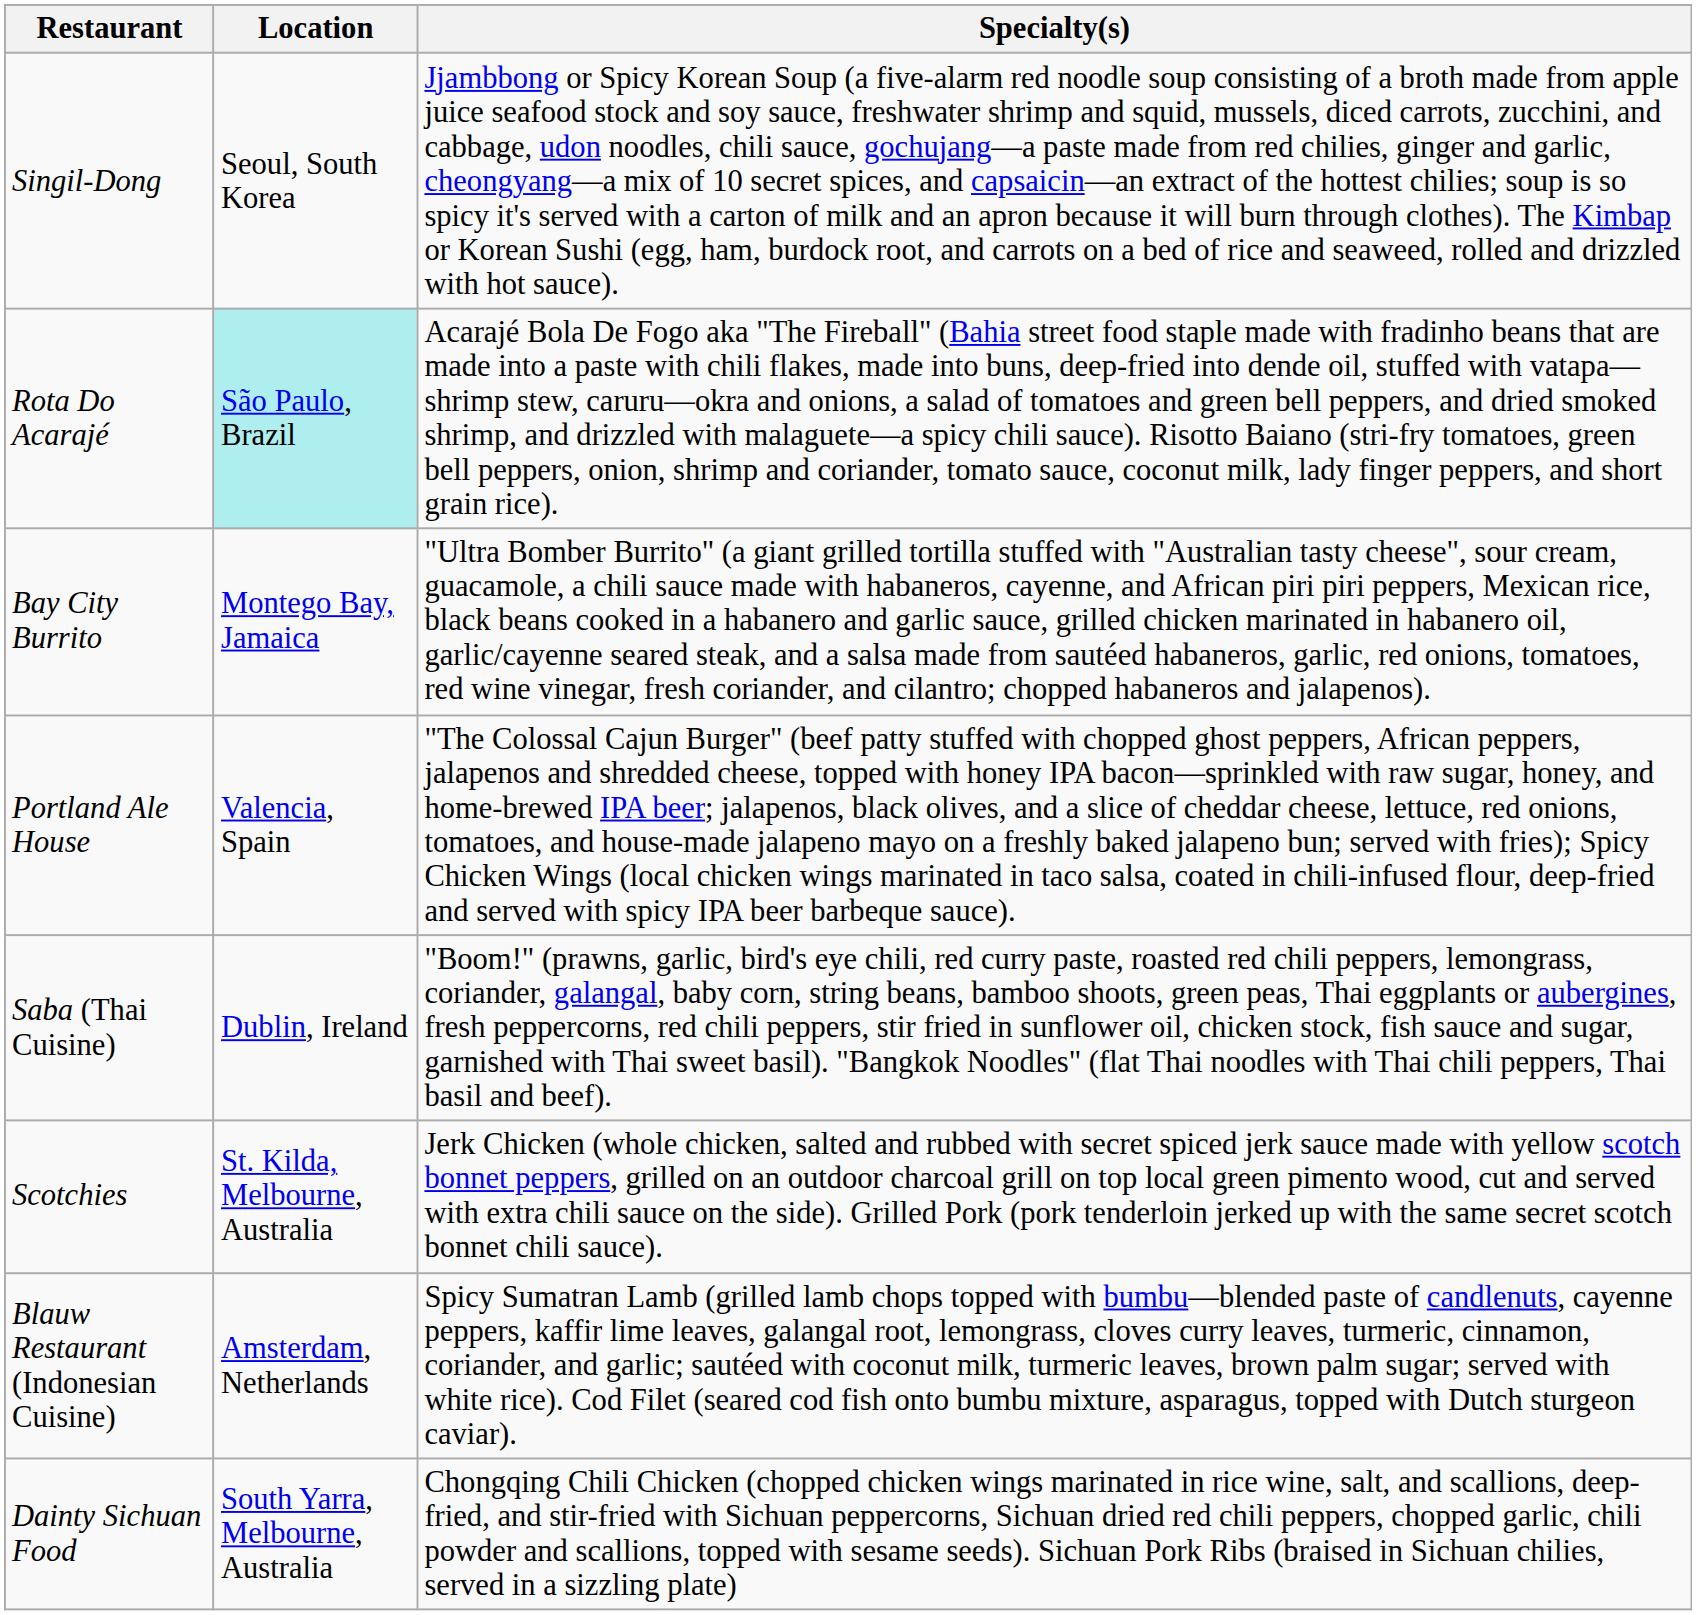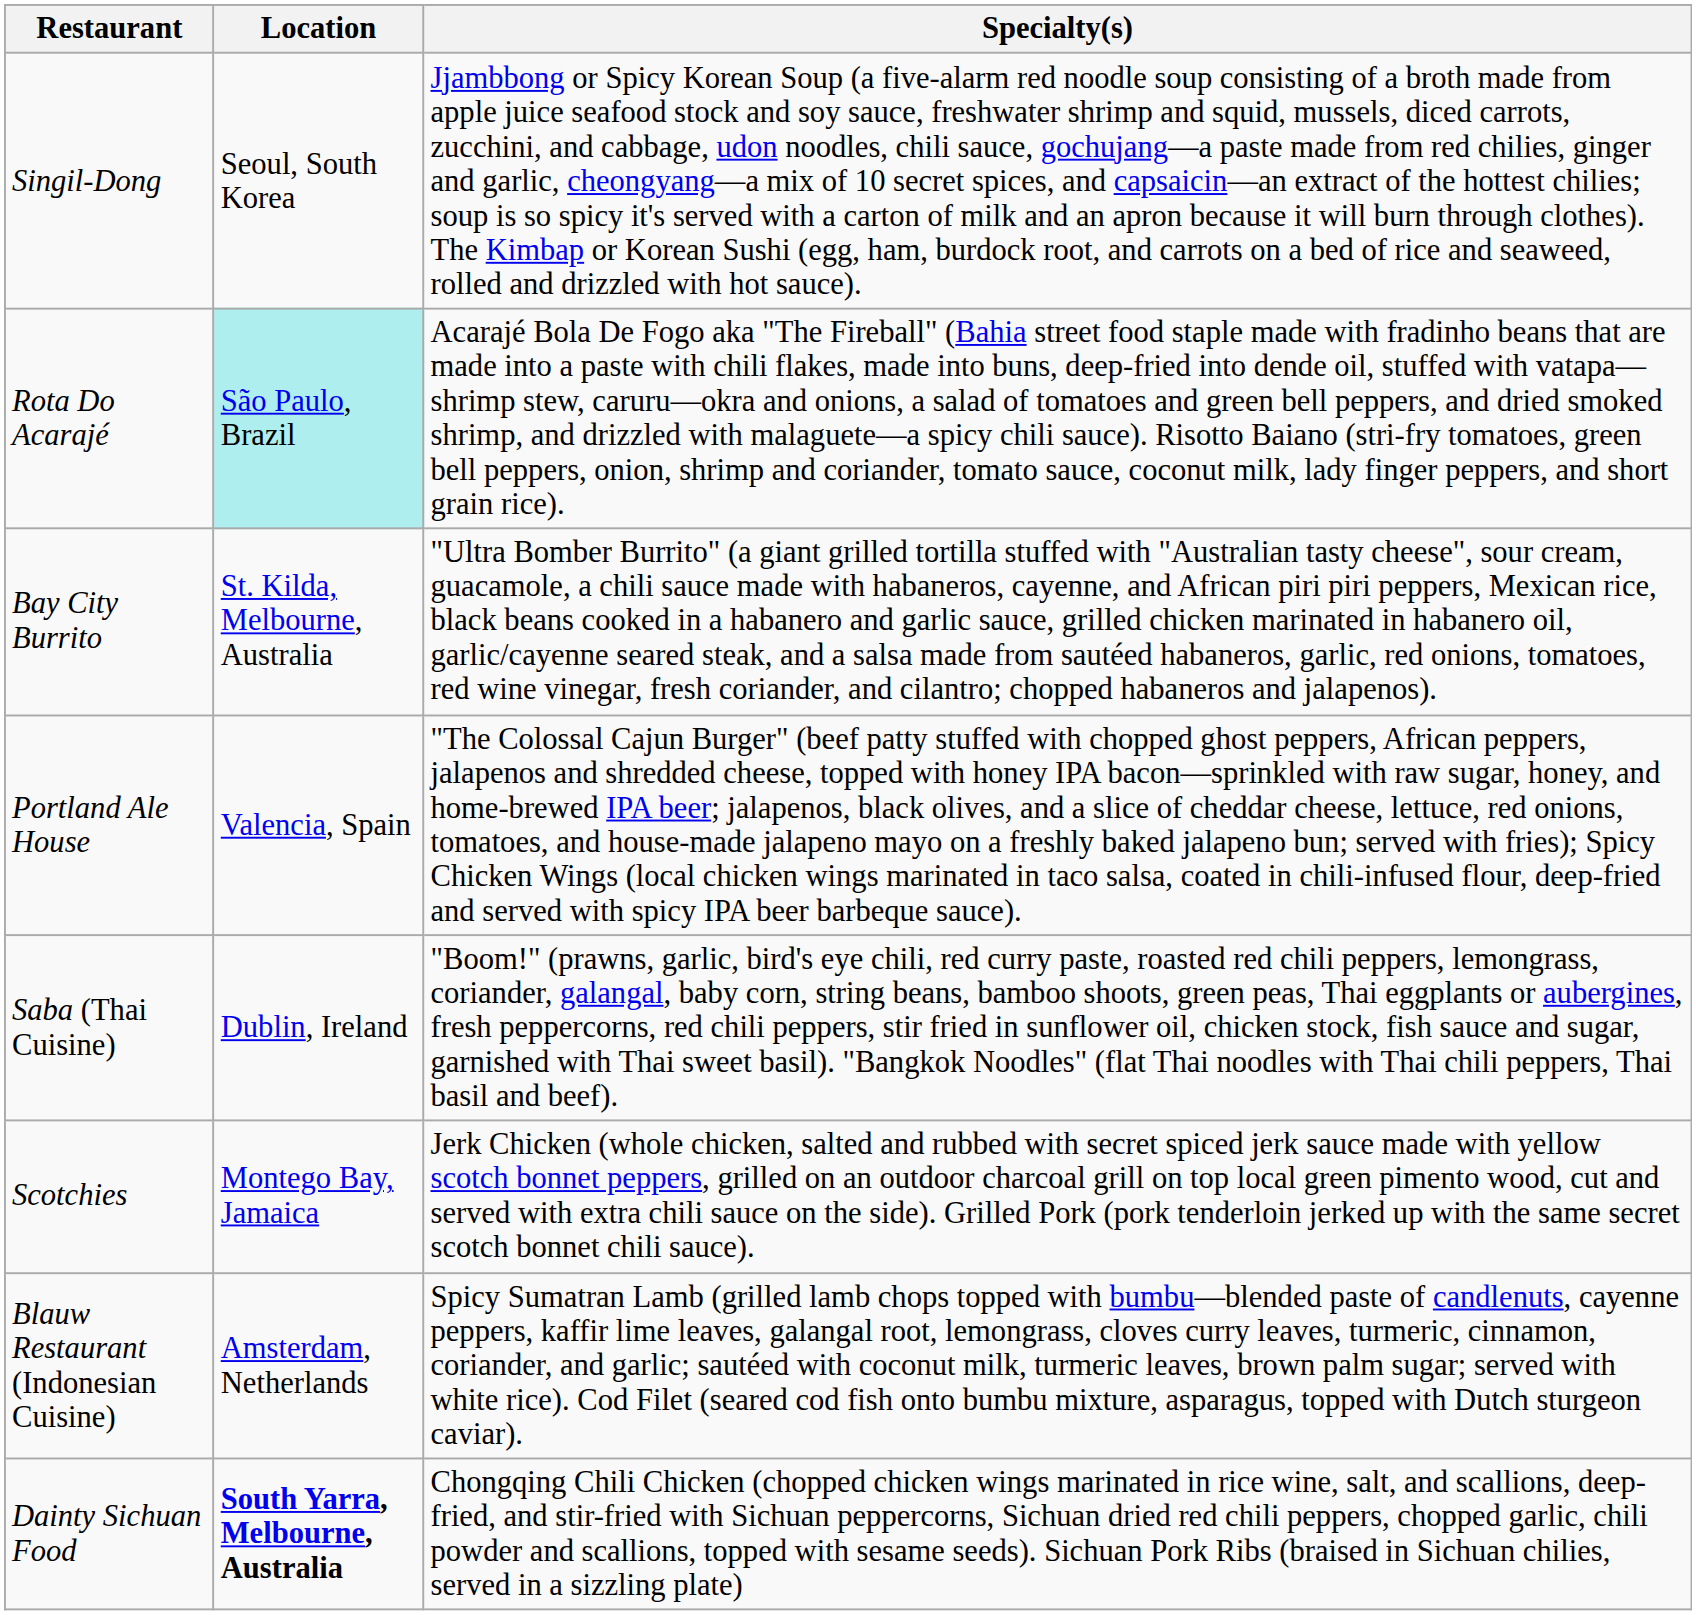(307, 621) Montego Bay, Jamaica -> (292, 621) St. Kilda, Melbourne, Australia
(292, 1196) St. Kilda, Melbourne, Australia -> (307, 1196) Montego Bay, Jamaica
(297, 1533) normal -> (304, 1533) bold
